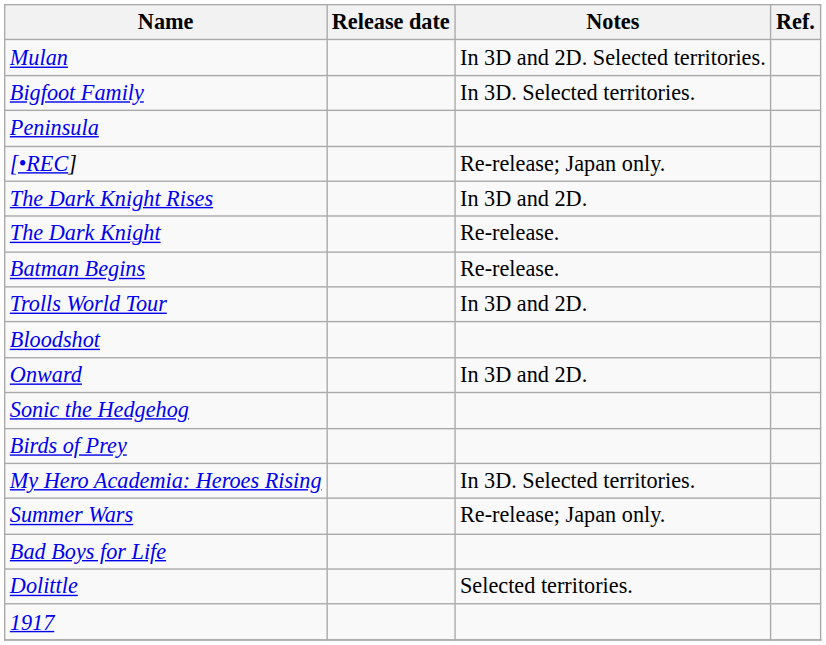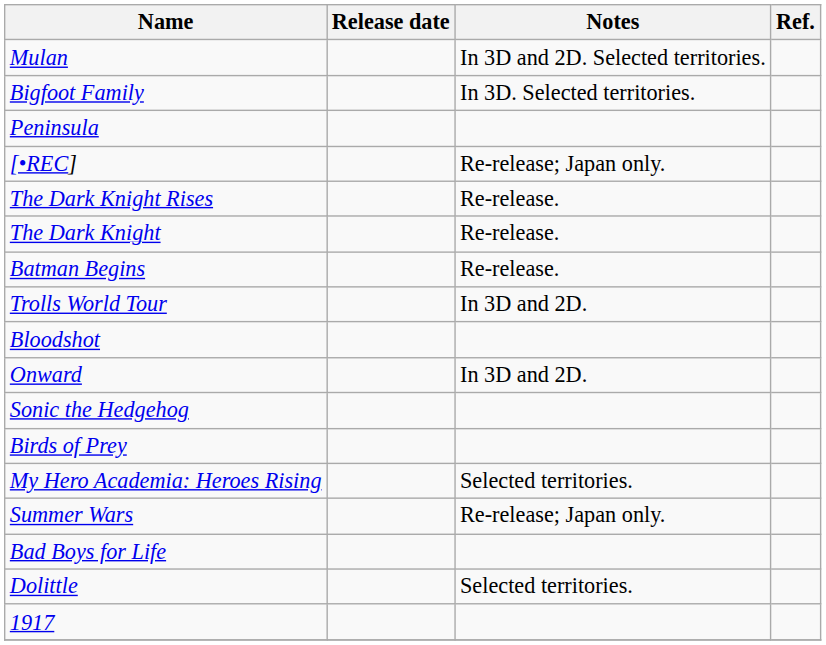(524, 198) In 3D and 2D. -> (510, 198) Re-release.
(578, 480) In 3D. Selected territories. -> (546, 480) Selected territories.
